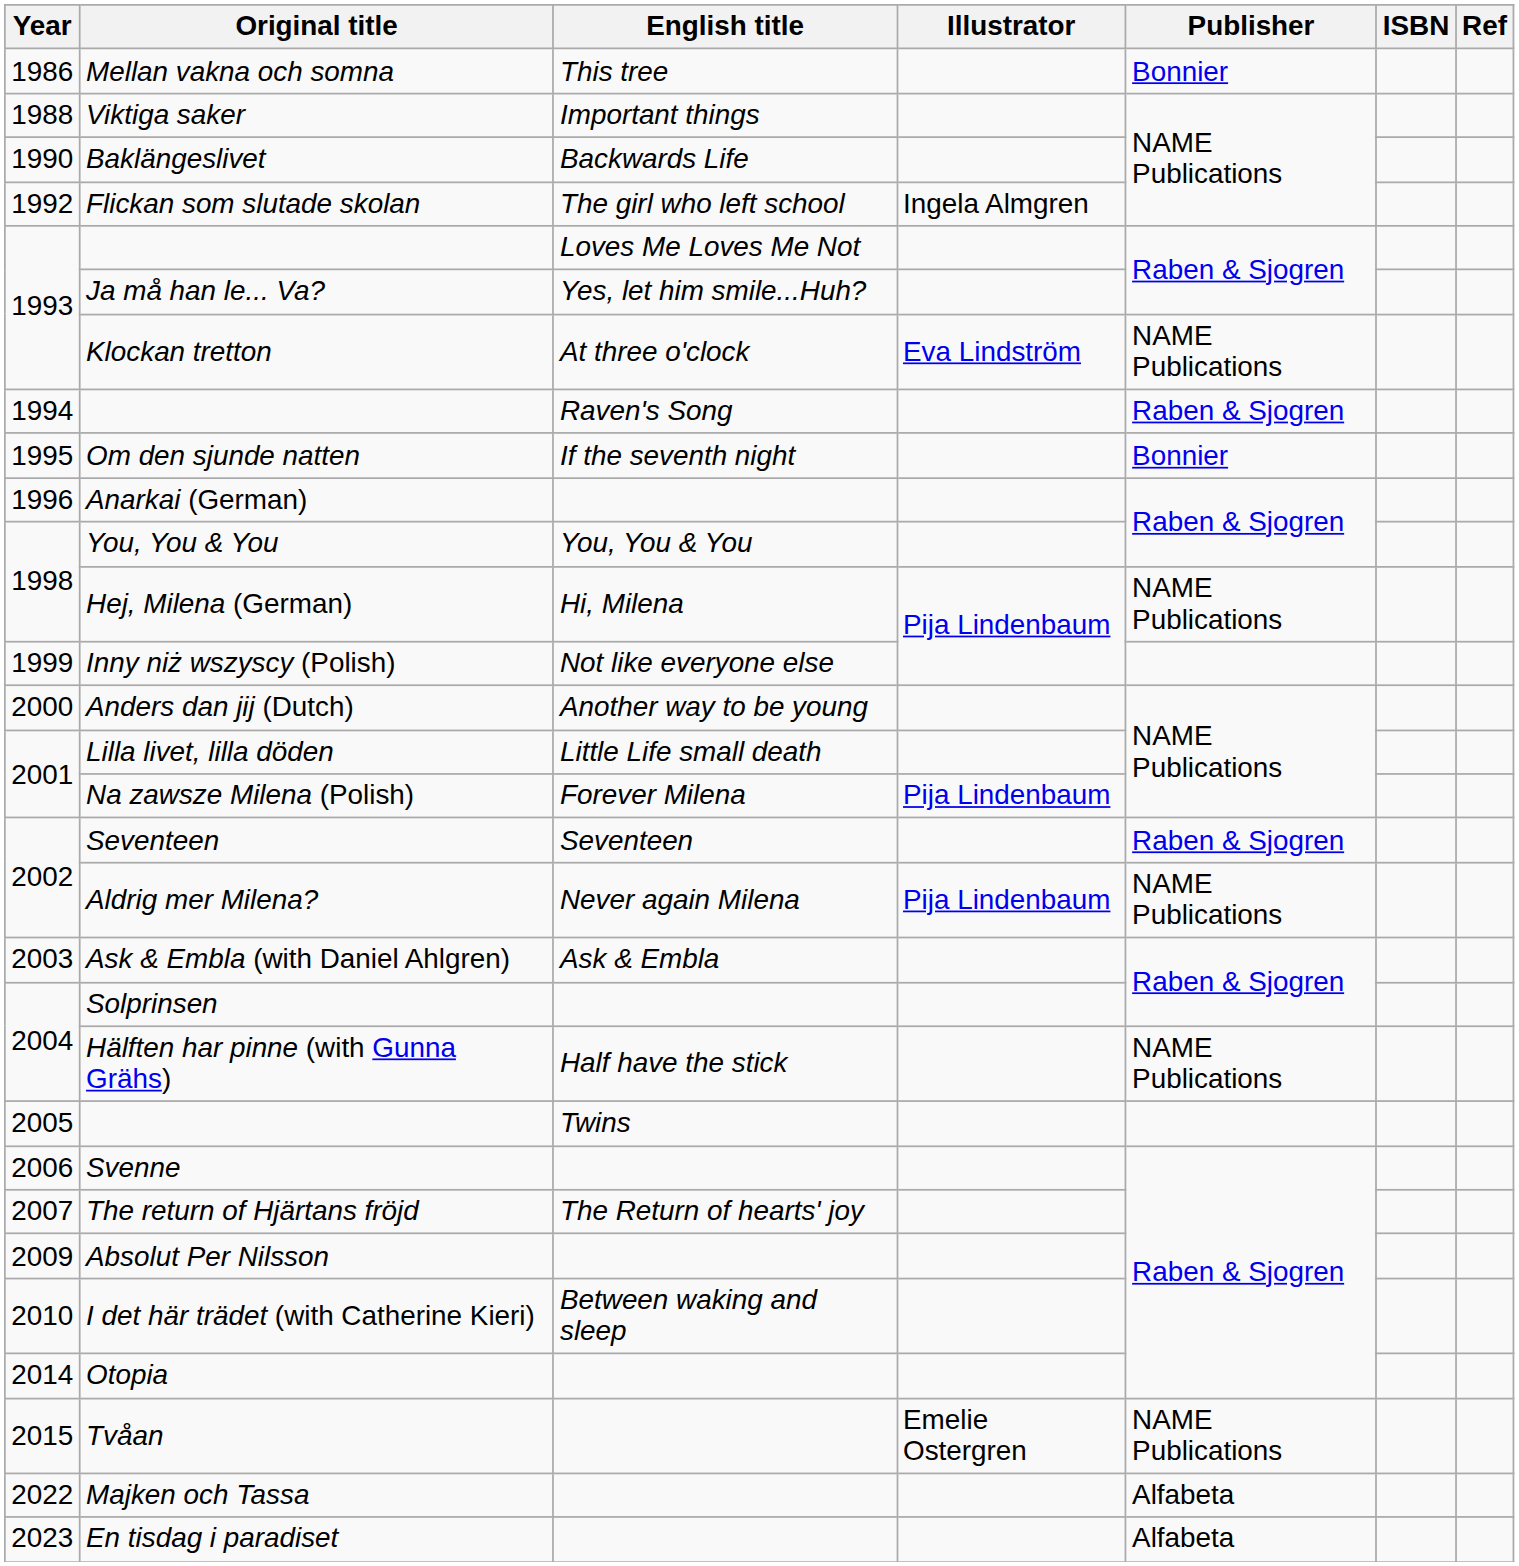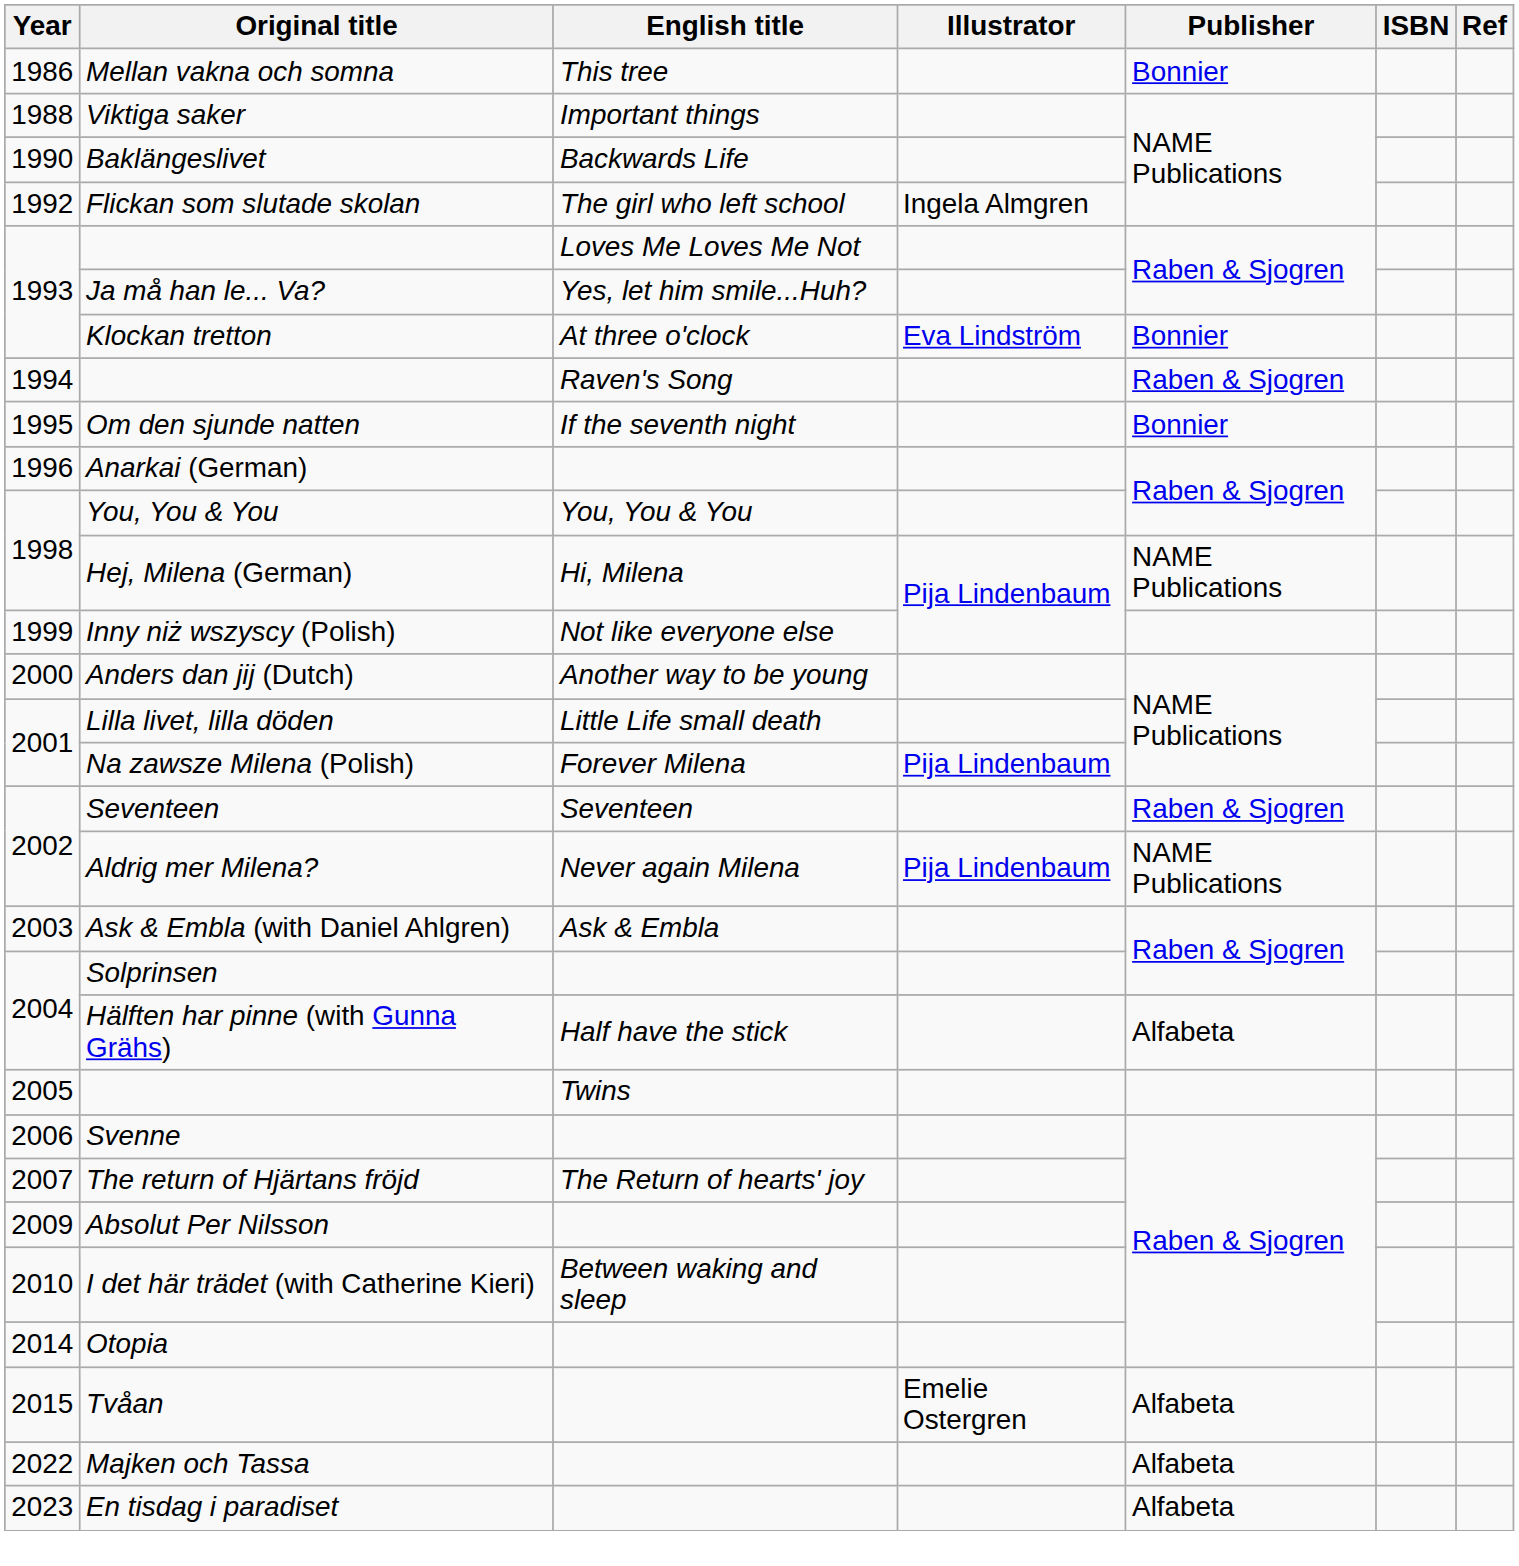(1207, 351) NAME Publications -> (1180, 335) Bonnier
(1207, 1063) NAME Publications -> (1183, 1032) Alfabeta
(1207, 1435) NAME Publications -> (1183, 1403) Alfabeta
